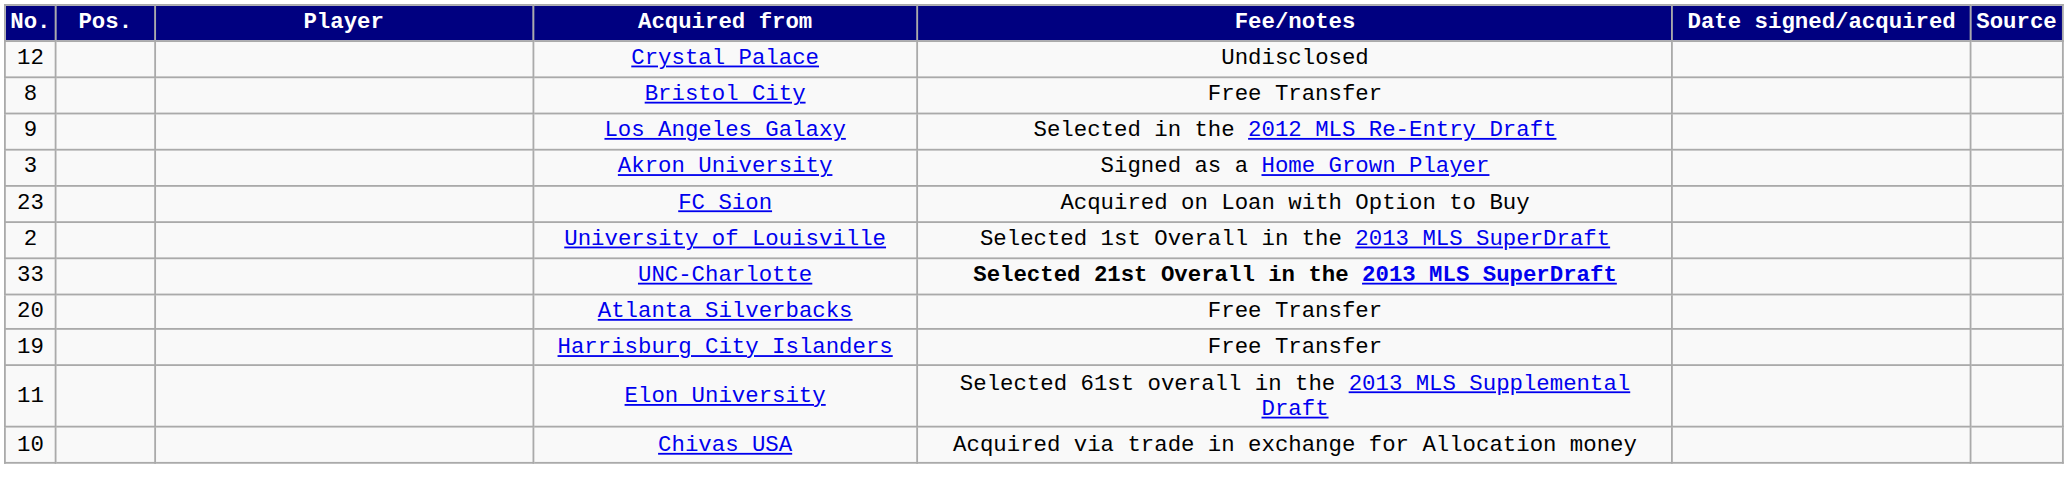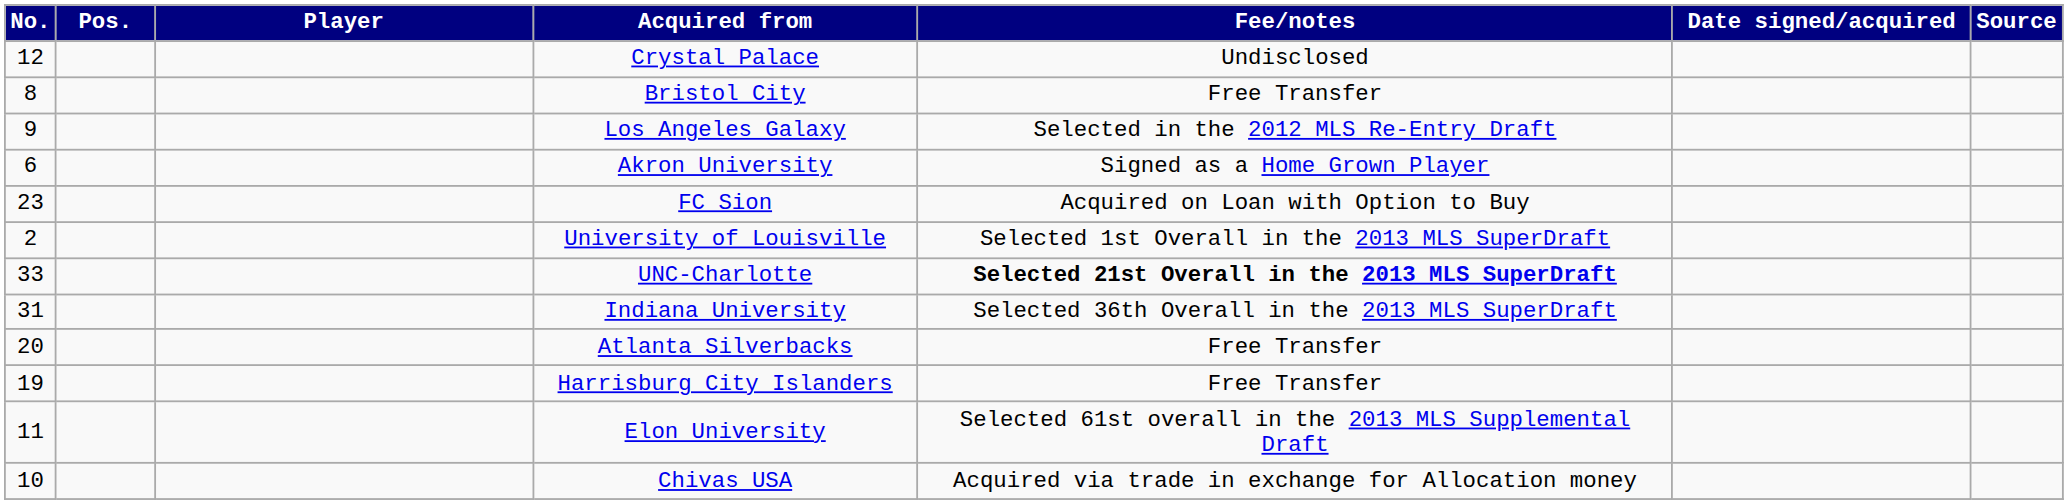(30, 168) 3 -> (30, 168) 6
+ row: (725, 312)
